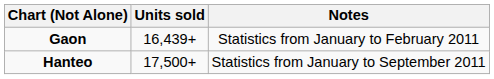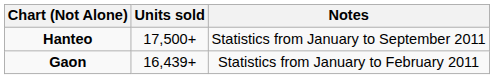rows swapped: (68, 39) <-> (68, 62)
